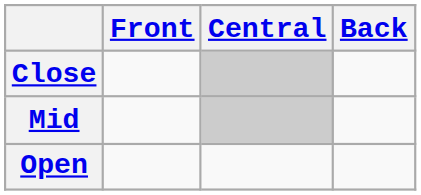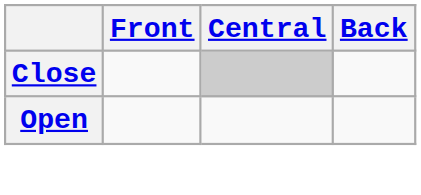- row: (54, 120)
